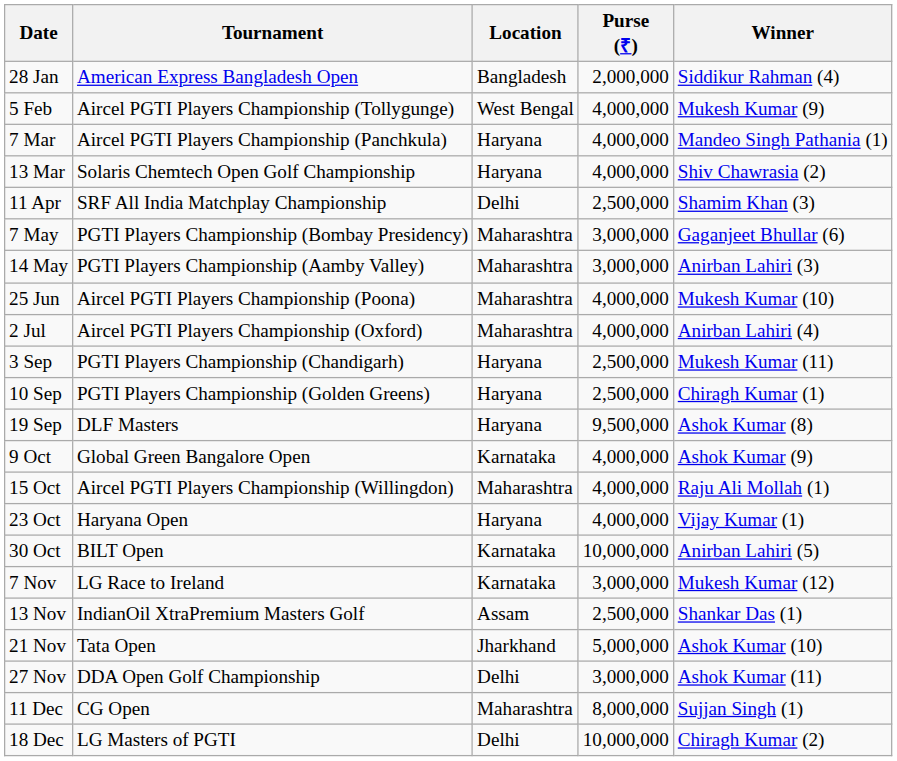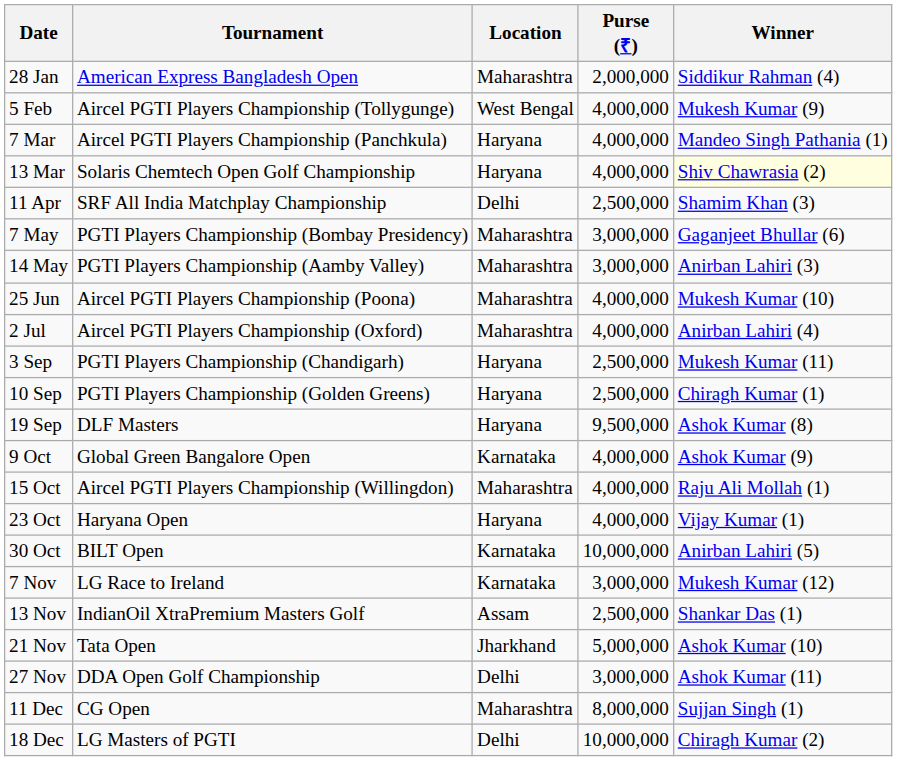(522, 77) Bangladesh -> (525, 77) Maharashtra
(752, 171) no background -> (752, 171) lightyellow background
